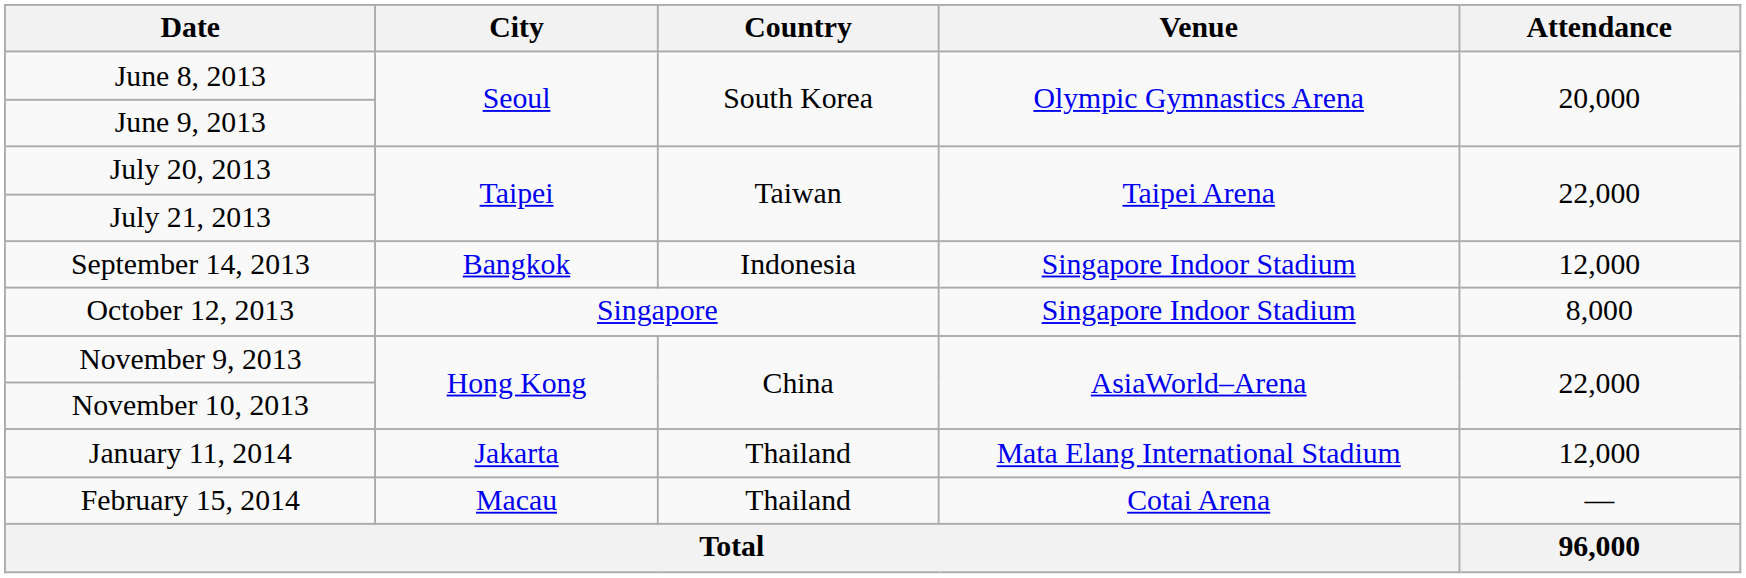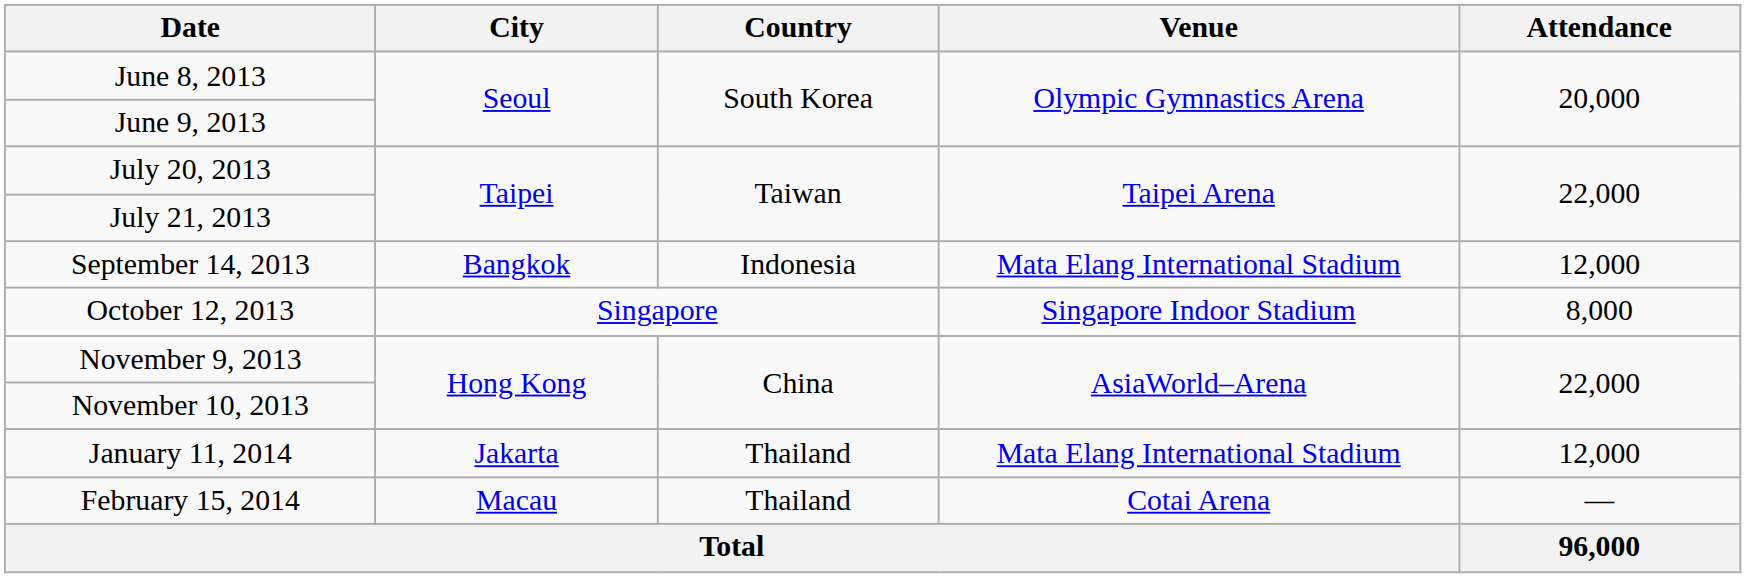(1199, 264) Singapore Indoor Stadium -> (1199, 264) Mata Elang International Stadium
